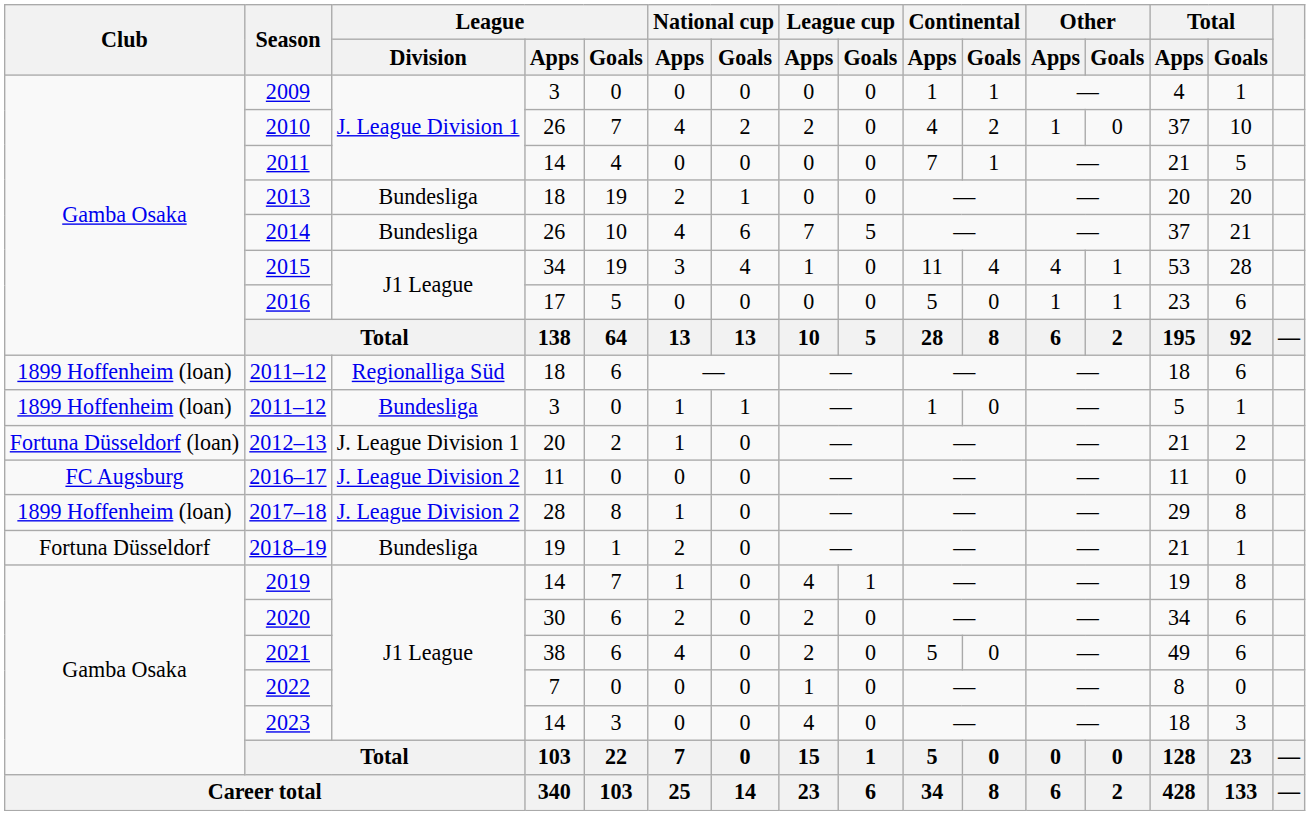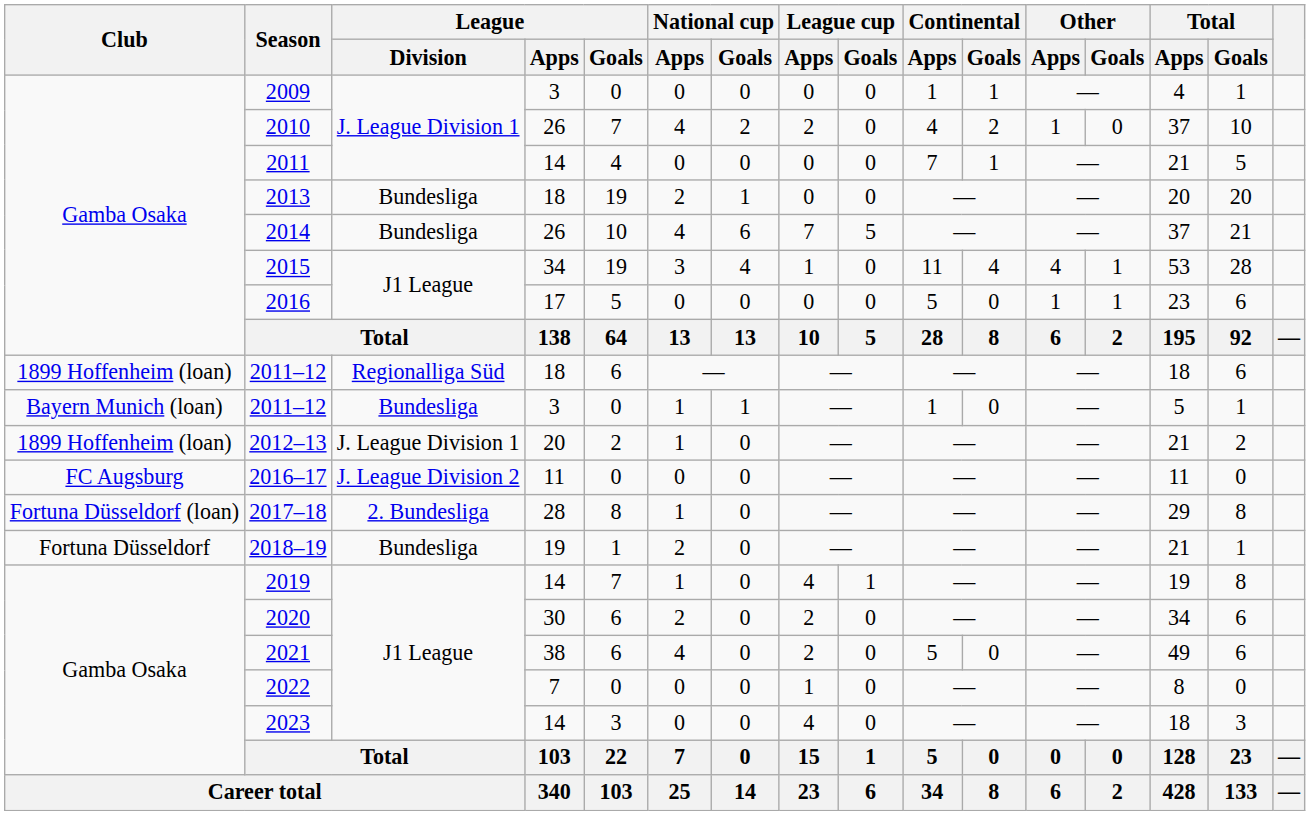(124, 407) 1899 Hoffenheim (loan) -> (124, 407) Bayern Munich (loan)
(124, 442) Fortuna Düsseldorf (loan) -> (124, 442) 1899 Hoffenheim (loan)
(124, 512) 1899 Hoffenheim (loan) -> (124, 512) Fortuna Düsseldorf (loan)
(428, 512) J. League Division 2 -> (428, 512) 2. Bundesliga
